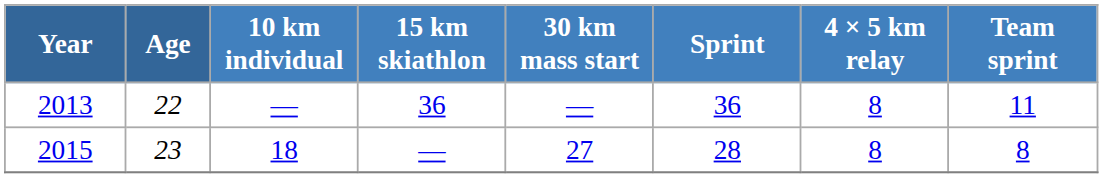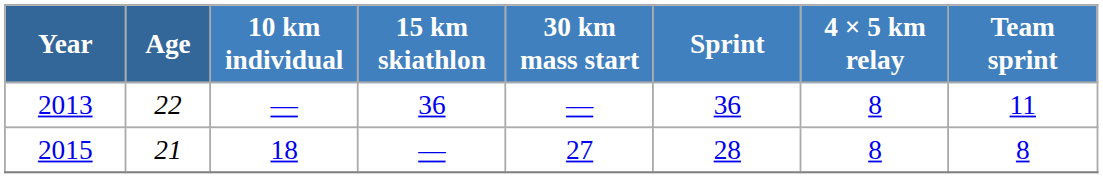(168, 149) 23 -> (168, 149) 21
